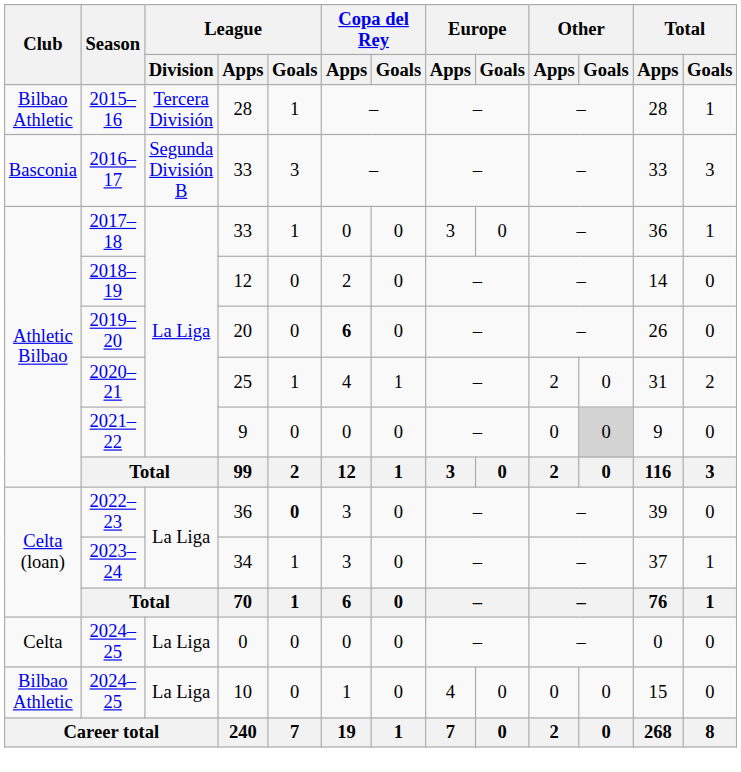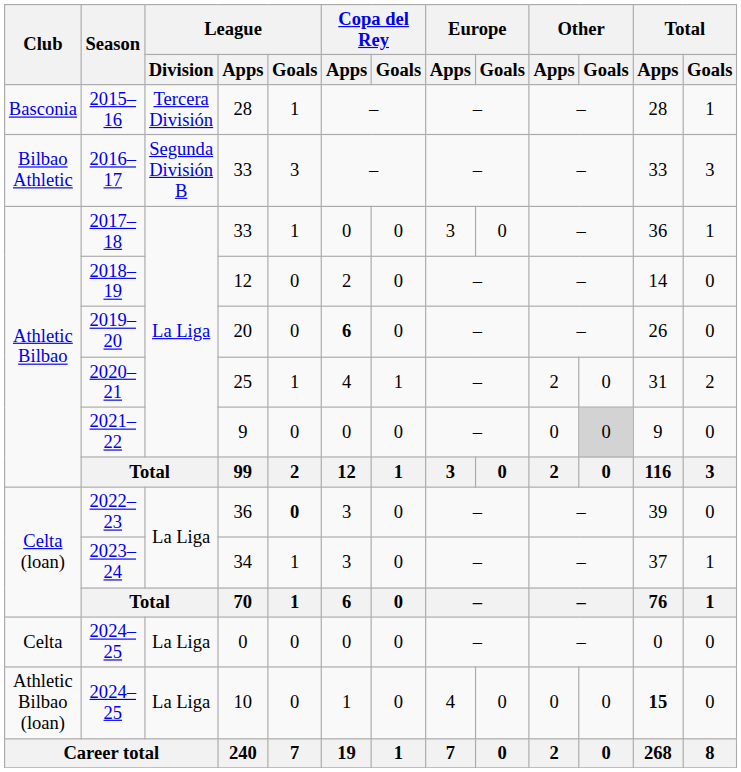(43, 109) Bilbao Athletic -> (43, 109) Basconia
(43, 170) Basconia -> (43, 170) Bilbao Athletic
(43, 692) Bilbao Athletic -> (43, 702) Athletic Bilbao (loan)
(658, 692) normal -> (658, 702) bold
